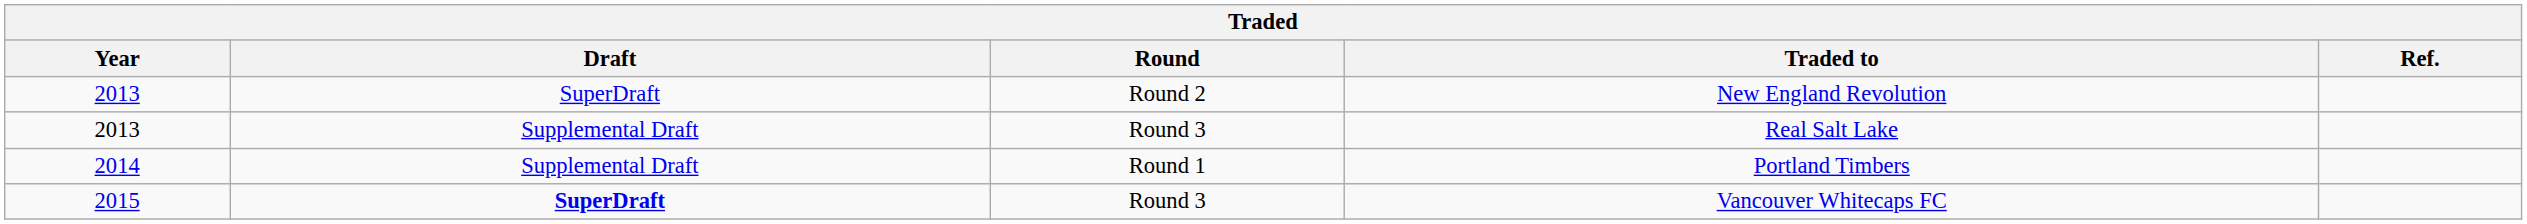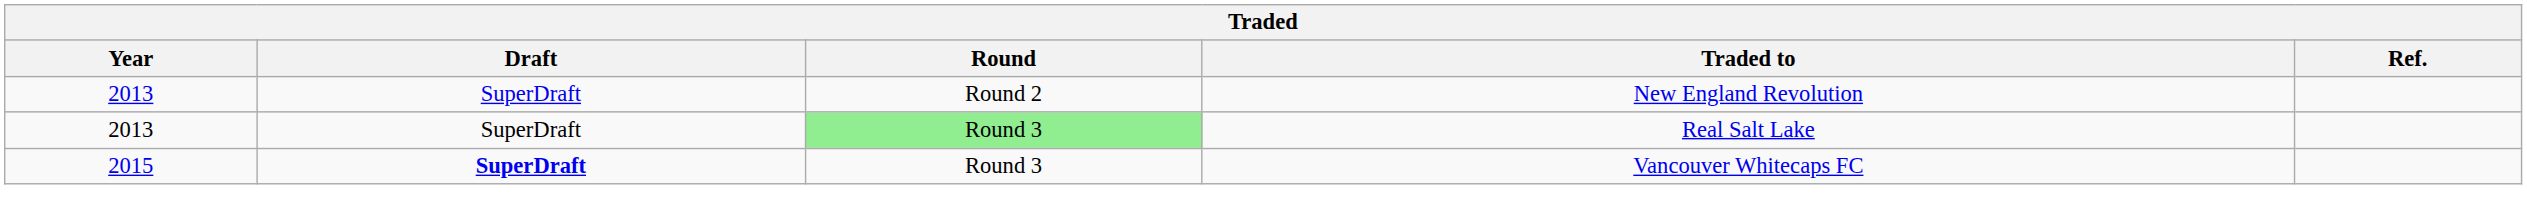(610, 129) Supplemental Draft -> (531, 129) SuperDraft
(1167, 129) no background -> (1004, 129) lightgreen background
- row: (1832, 165)
